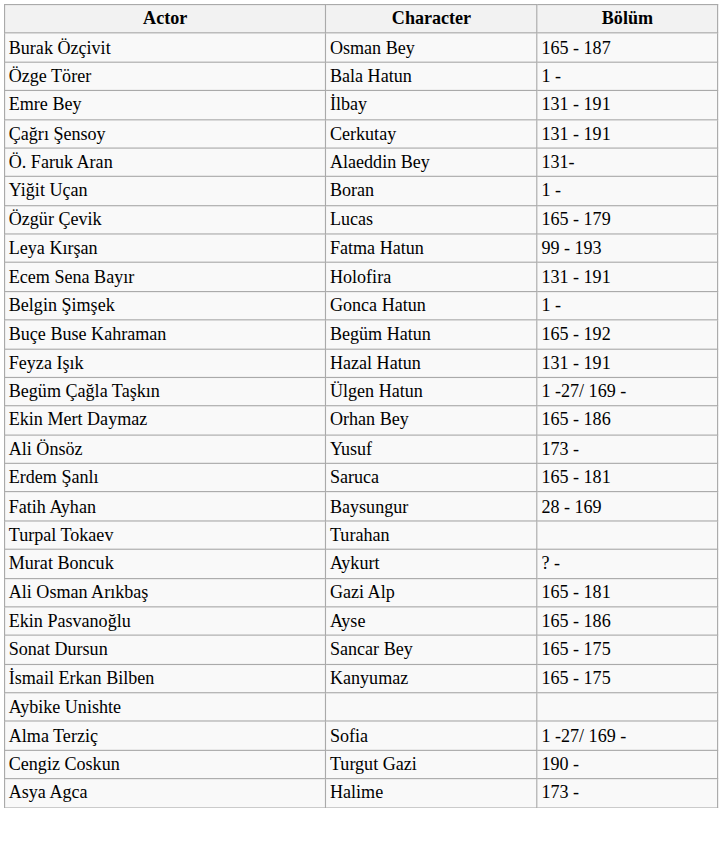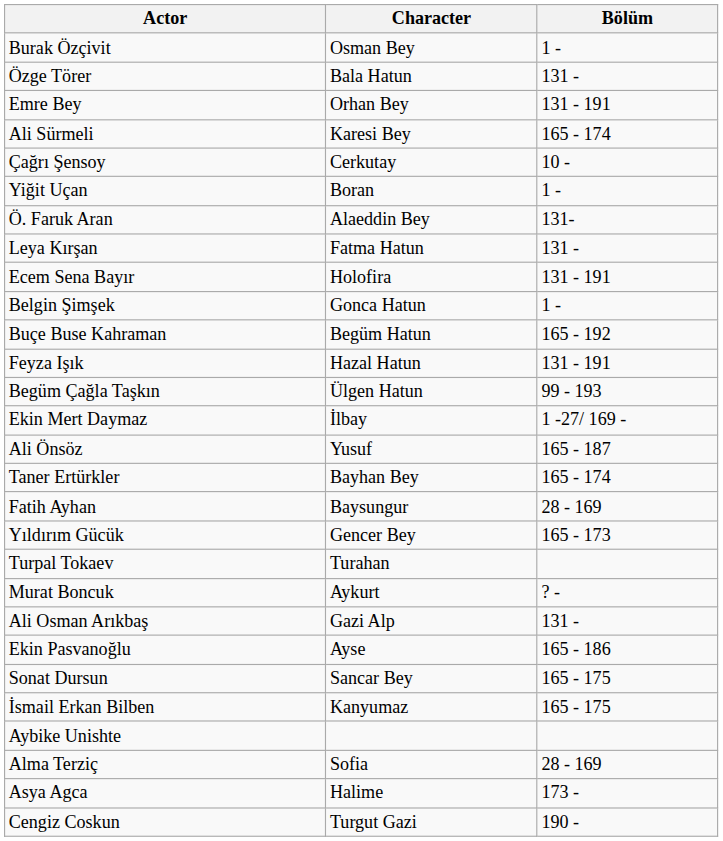(576, 47) 165 - 187 -> (551, 47) 1 -
(551, 76) 1 - -> (560, 76) 131 -
(349, 104) İlbay -> (369, 104) Orhan Bey
+ row: (51, 133)
(576, 133) 131 - 191 -> (556, 162) 10 -
rows swapped: (48, 190) <-> (61, 162)
- row: (55, 219)
(572, 248) 99 - 193 -> (560, 248) 131 -
(584, 391) 1 -27/ 169 - -> (572, 391) 99 - 193
(369, 420) Orhan Bey -> (349, 420) İlbay
(576, 420) 165 - 186 -> (584, 420) 1 -27/ 169 -
(560, 448) 173 - -> (576, 448) 165 - 187
- row: (54, 477)
+ row: (64, 477)
+ row: (66, 534)
(576, 592) 165 - 181 -> (560, 620) 131 -
(584, 735) 1 -27/ 169 - -> (572, 764) 28 - 169
rows swapped: (48, 793) <-> (64, 764)
